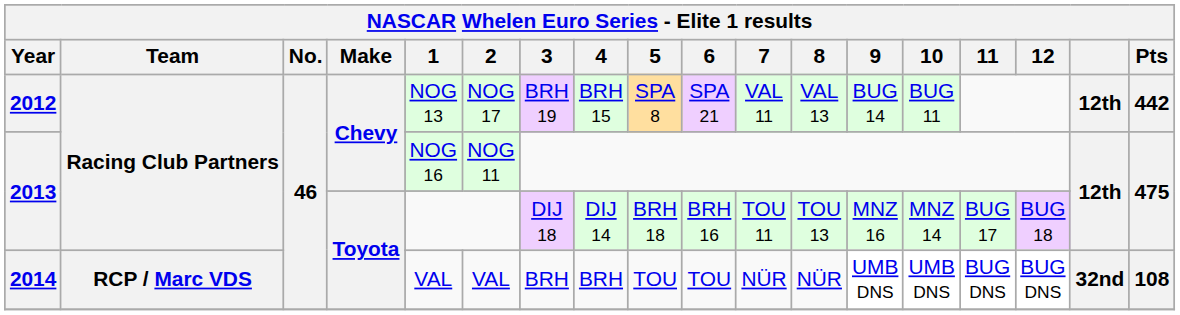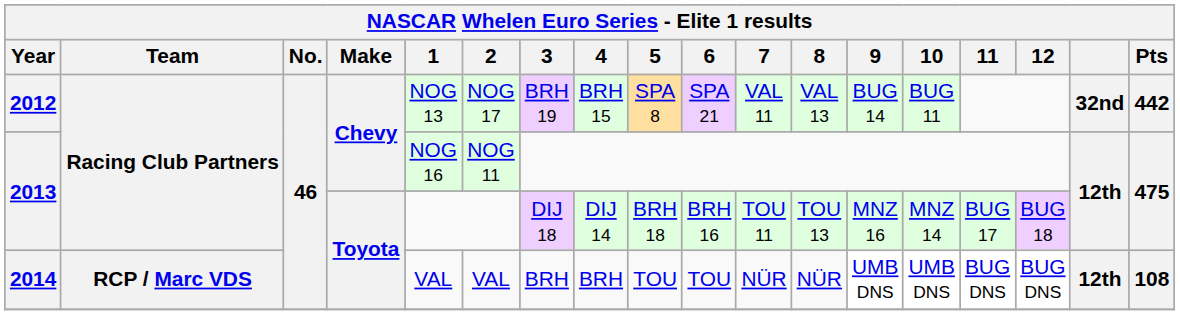(1100, 103) 12th -> (1100, 103) 32nd
(1100, 279) 32nd -> (1100, 279) 12th
